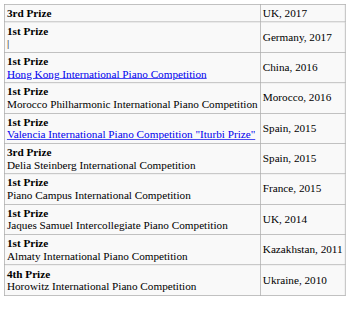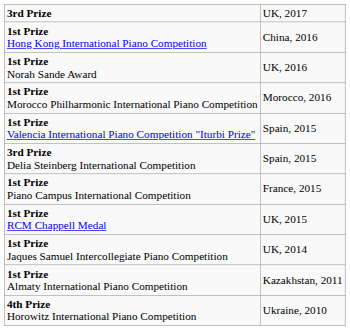- row: (28, 37)
+ row: (52, 67)
+ row: (57, 219)
